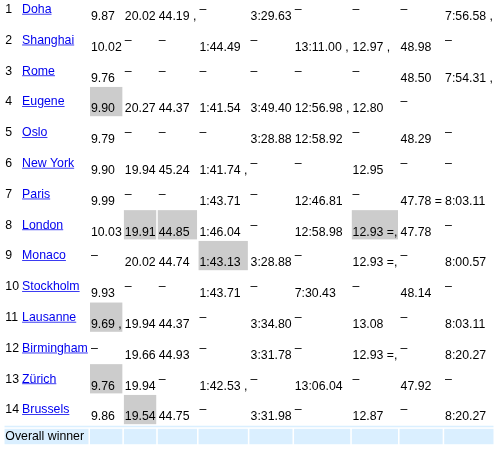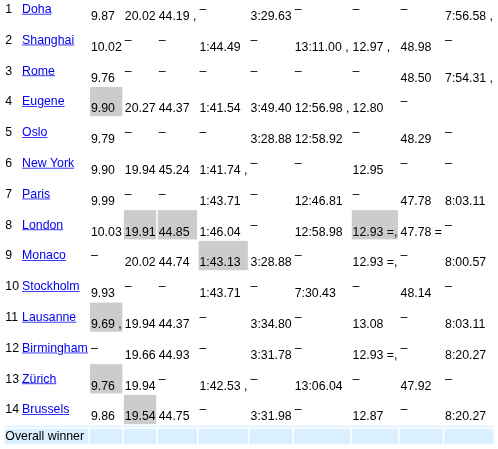(421, 201) 47.78 = -> (416, 201) 47.78
(416, 231) 47.78 -> (421, 231) 47.78 =
